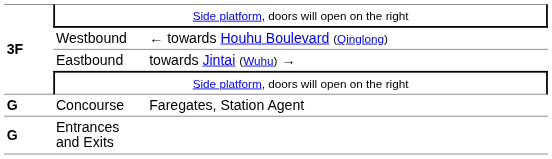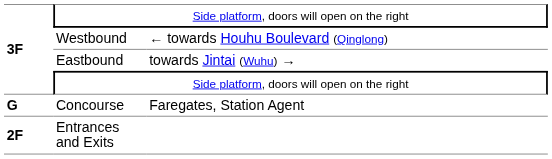(12, 135) G -> (15, 135) 2F
